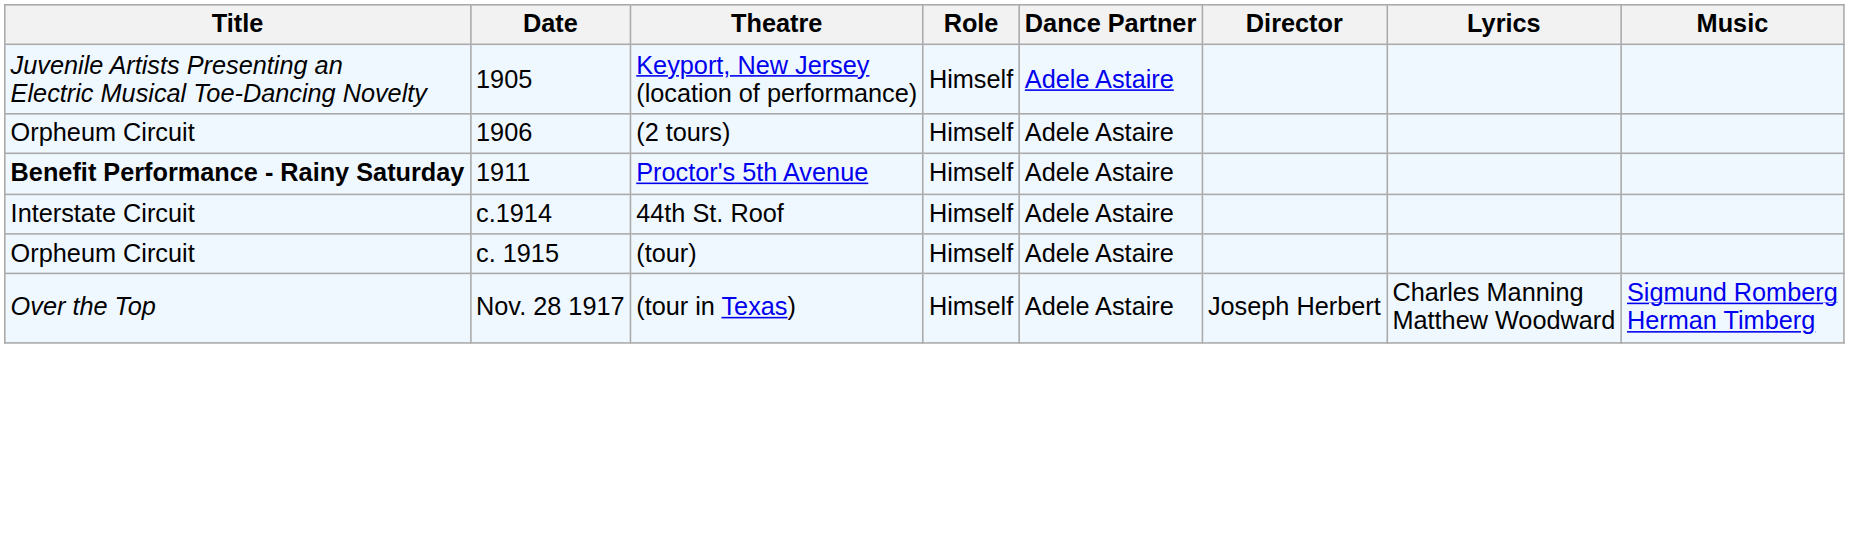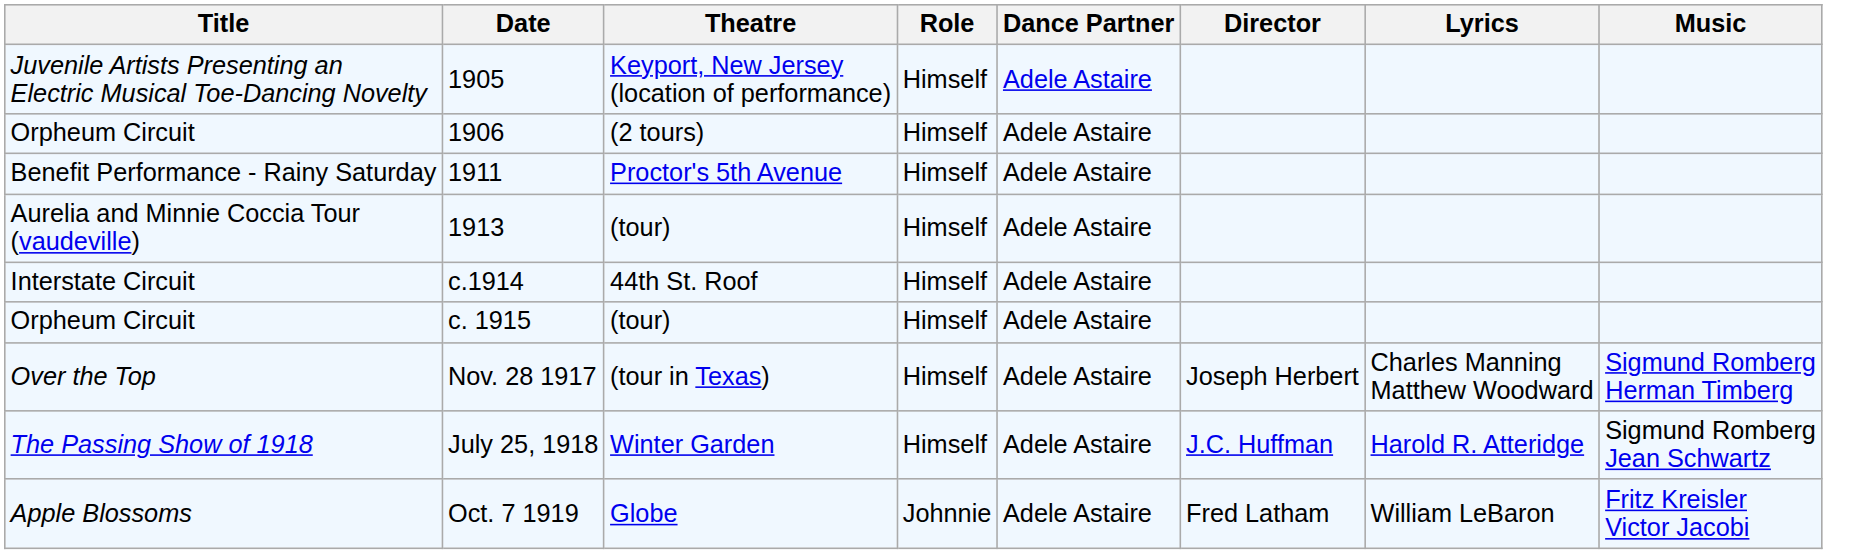(238, 173) bold -> (223, 173) normal
+ row: (476, 227)
+ row: (523, 444)
+ row: (513, 513)
